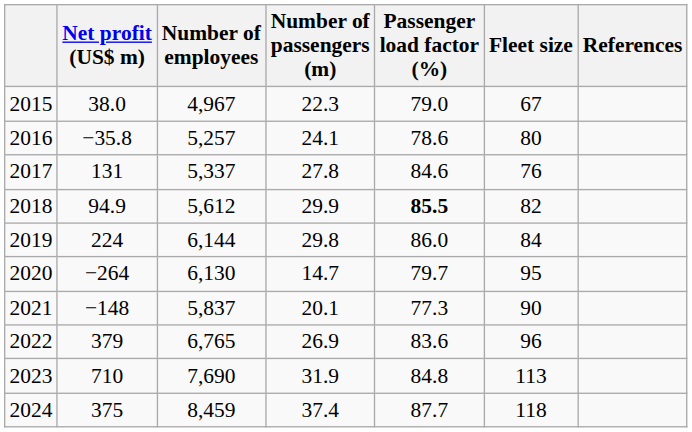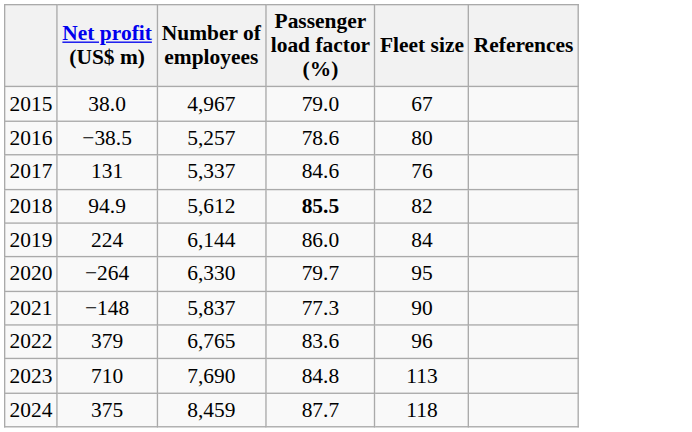- column: (320, 45)
(107, 137) −35.8 -> (107, 137) −38.5
(211, 273) 6,130 -> (211, 273) 6,330
